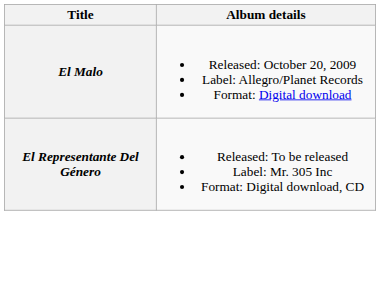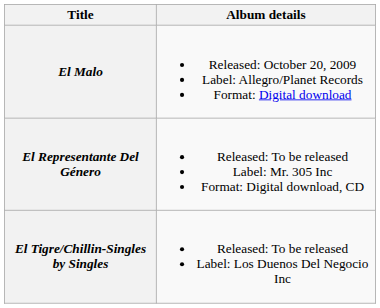+ row: (81, 256)
